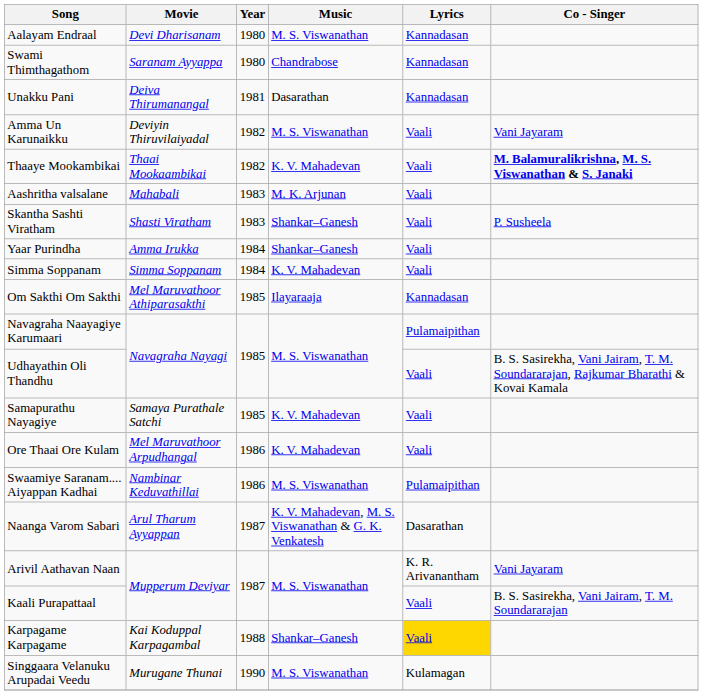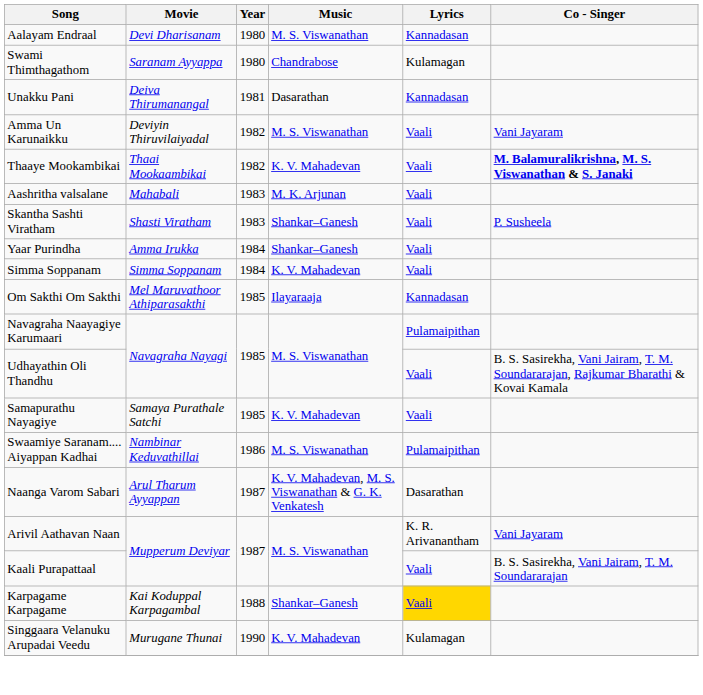(437, 62) Kannadasan -> (435, 62) Kulamagan
- row: (63, 450)
(320, 672) M. S. Viswanathan -> (316, 637) K. V. Mahadevan
